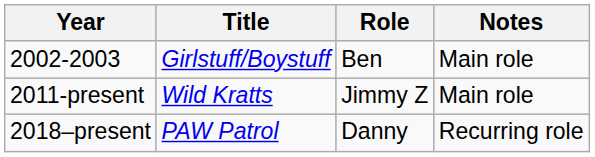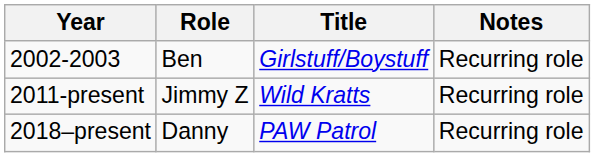columns swapped: (246, 22) <-> (385, 22)
(486, 59) Main role -> (511, 59) Recurring role
(486, 95) Main role -> (511, 95) Recurring role
